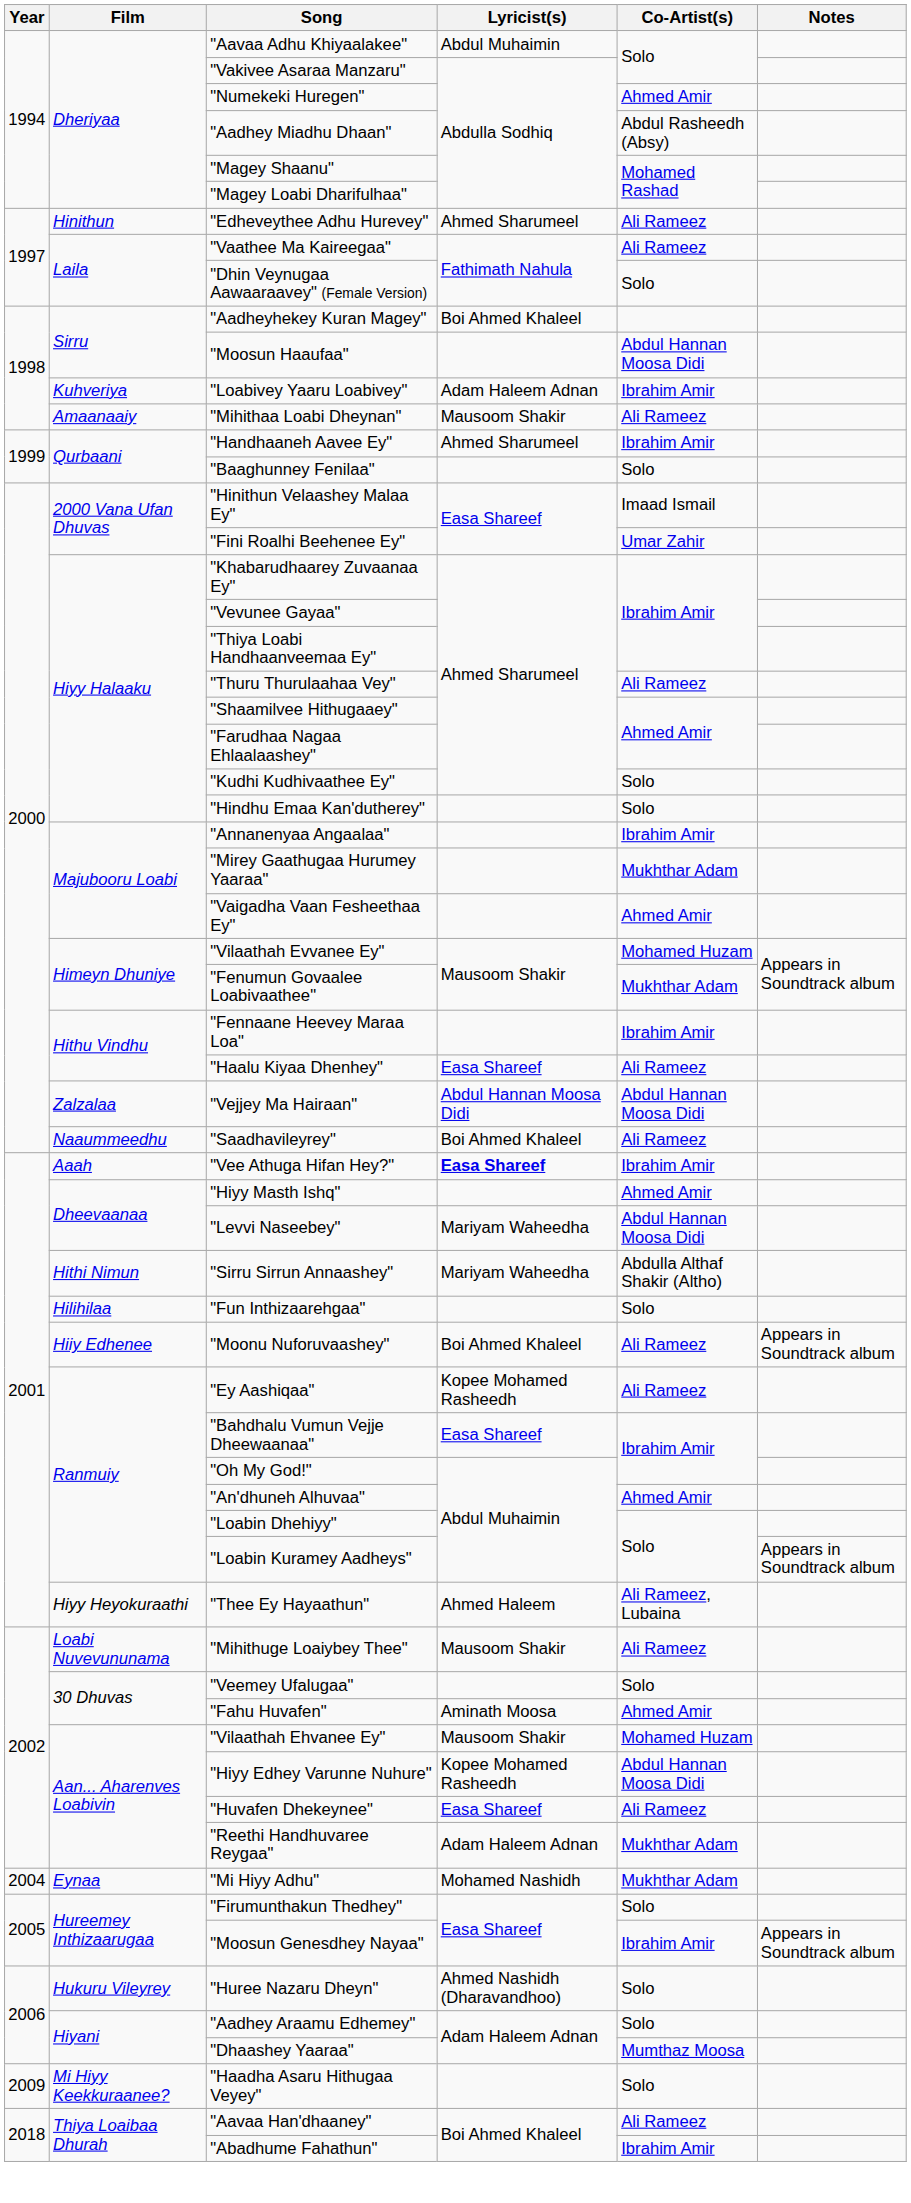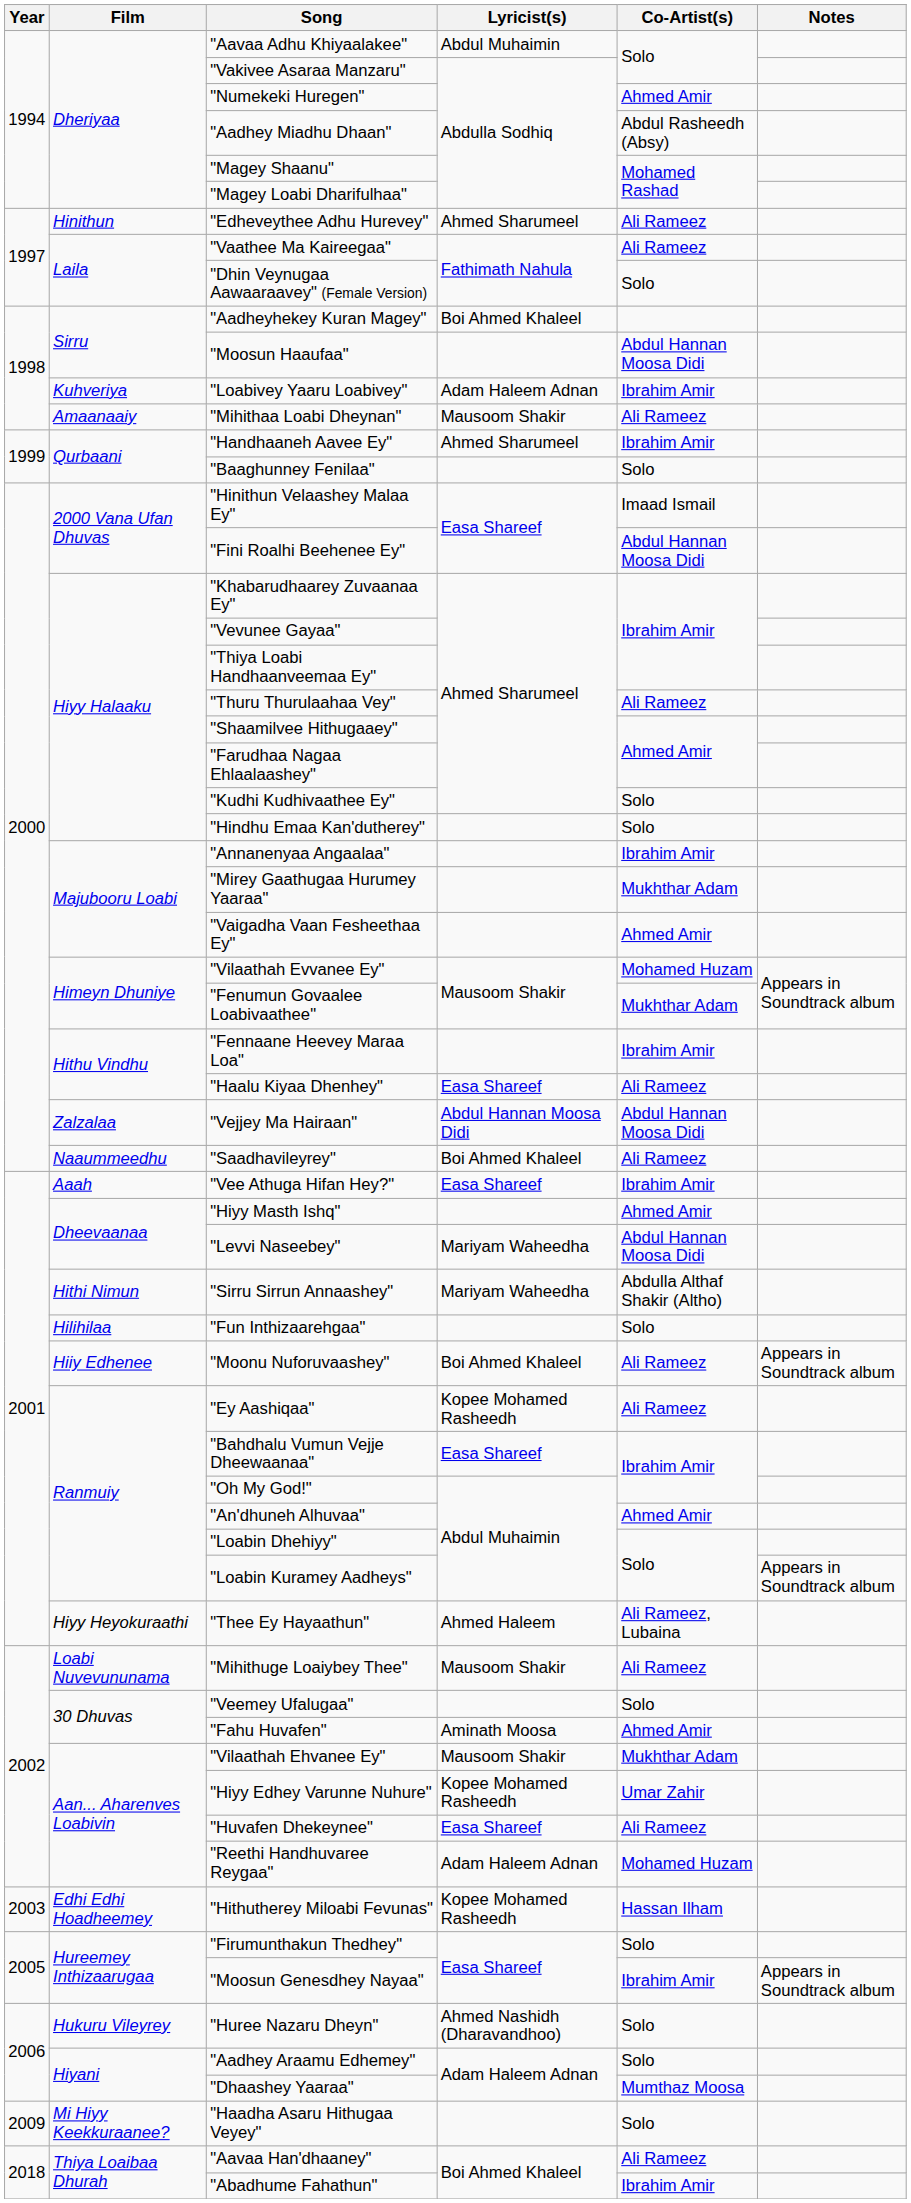(663, 541) Umar Zahir -> (674, 550) Abdul Hannan Moosa Didi
(493, 1165) bold -> (491, 1184) normal
(687, 1737) Mohamed Huzam -> (679, 1756) Mukhthar Adam
(674, 1773) Abdul Hannan Moosa Didi -> (663, 1792) Umar Zahir
(679, 1845) Mukhthar Adam -> (687, 1863) Mohamed Huzam
+ row: (322, 1909)
- row: (265, 1880)
